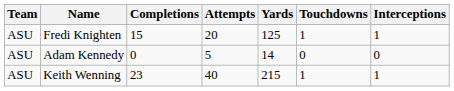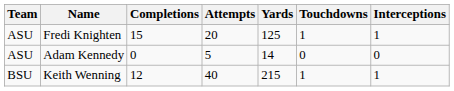(20, 75) ASU -> (20, 75) BSU
(136, 75) 23 -> (136, 75) 12
